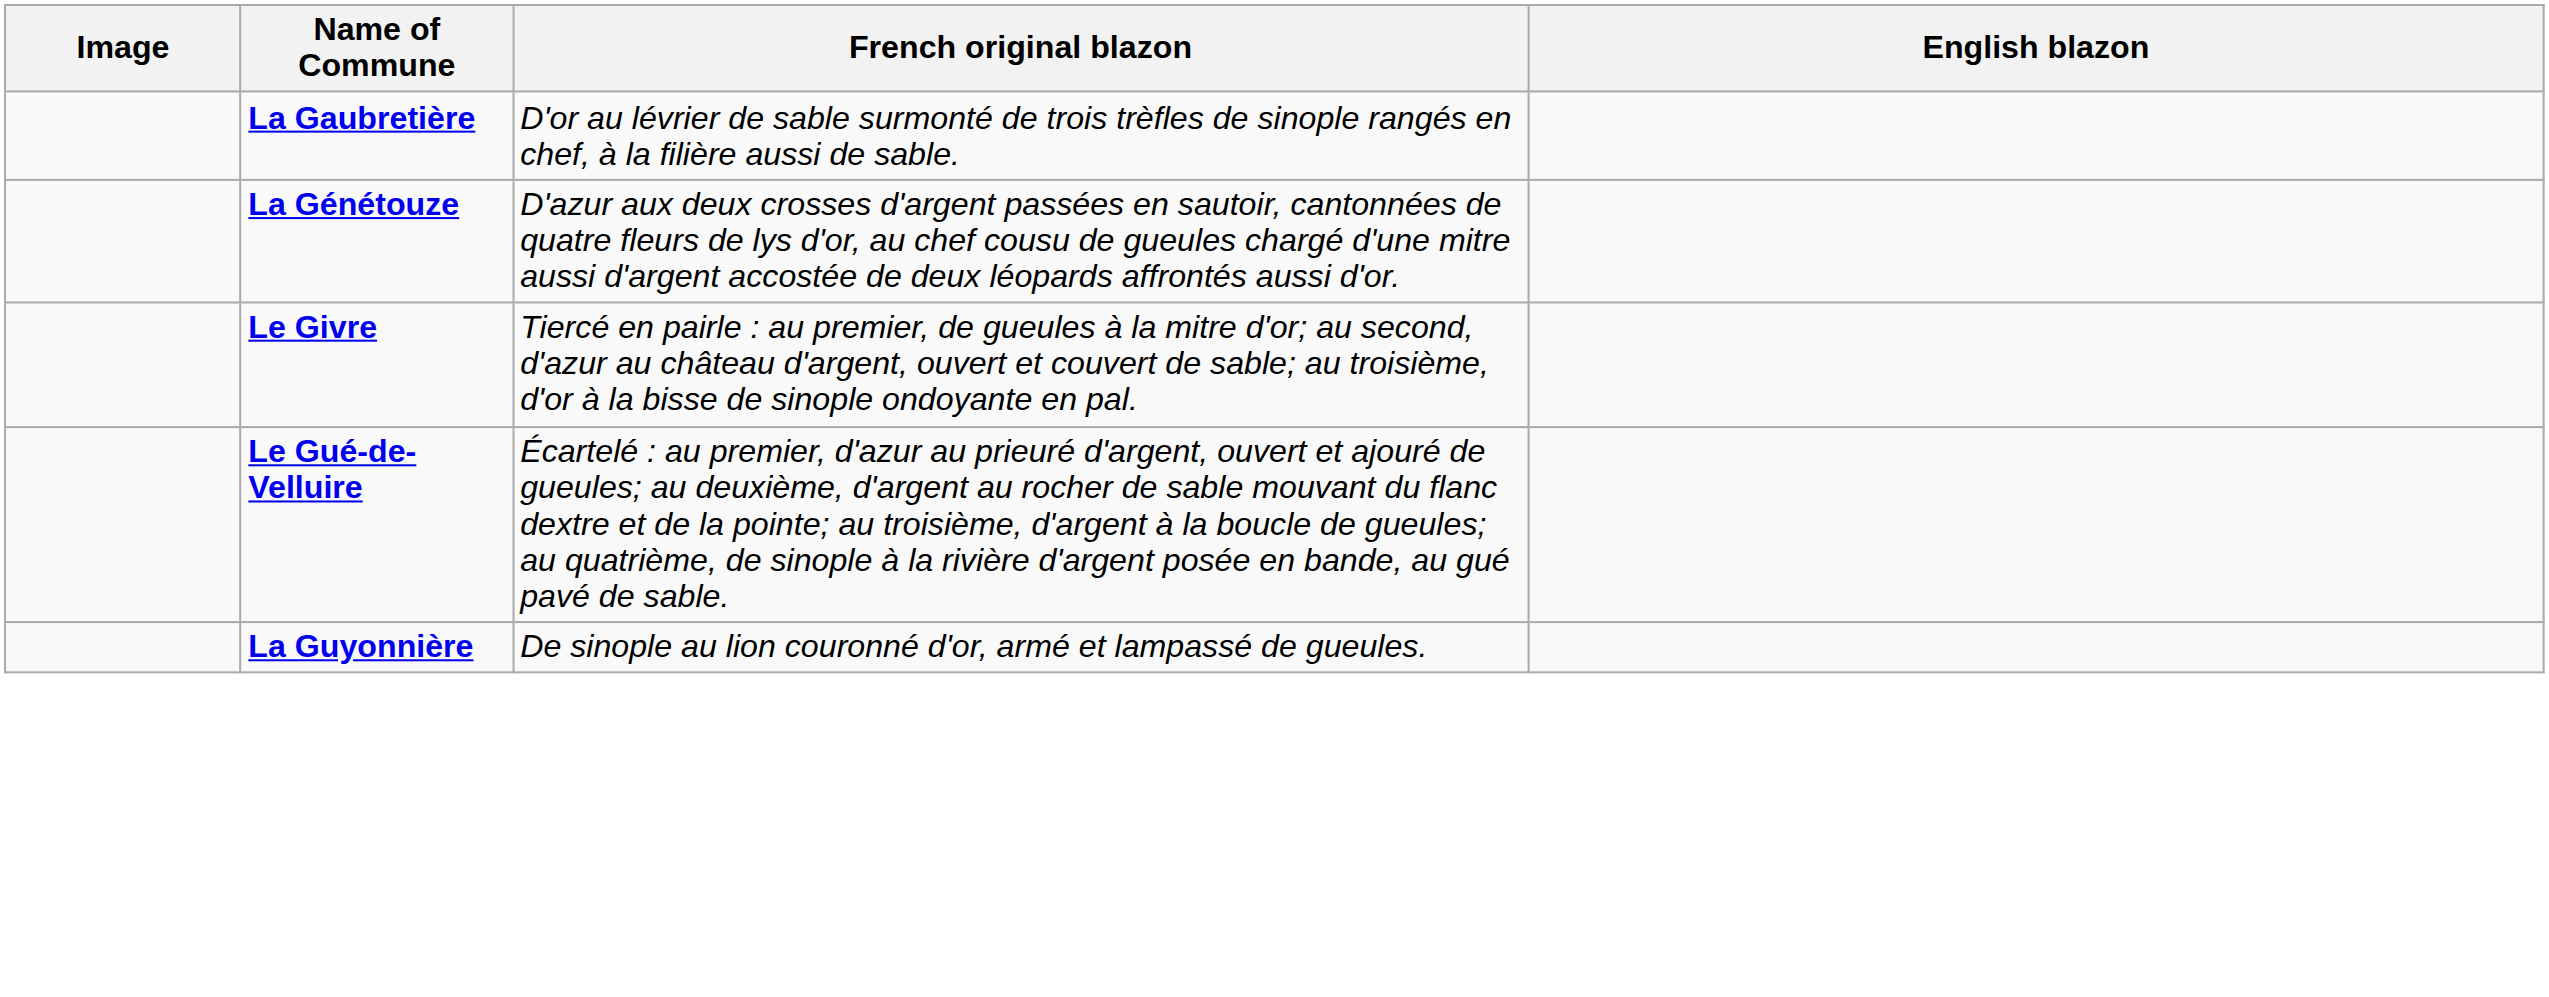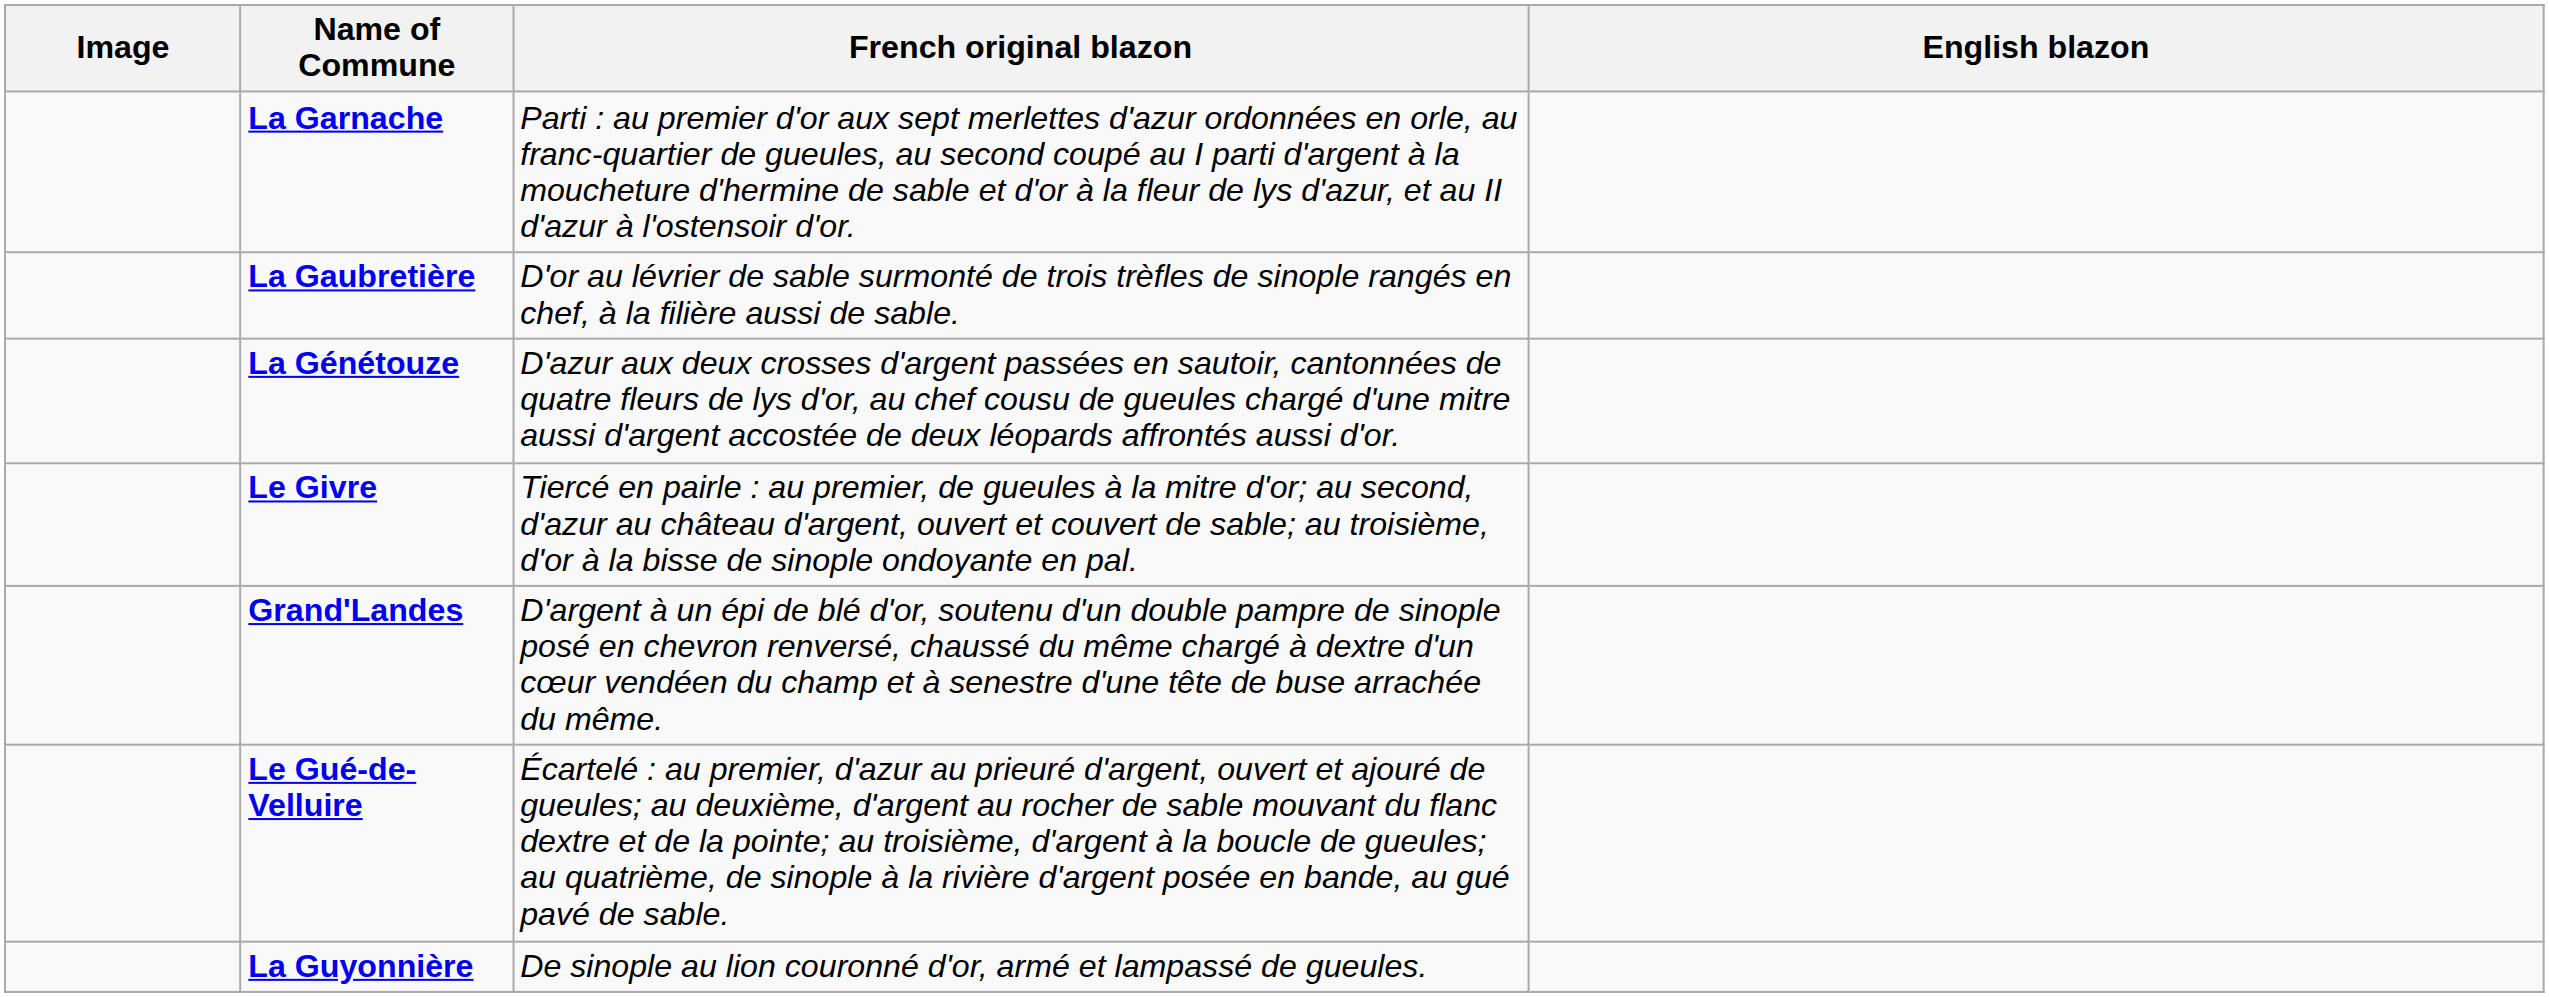+ row: (346, 117)
+ row: (356, 610)
